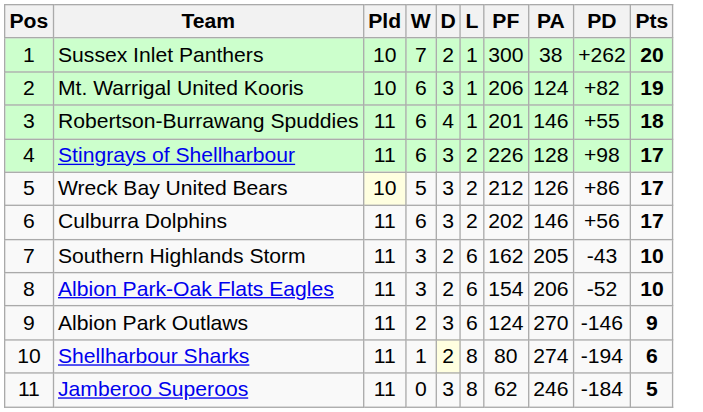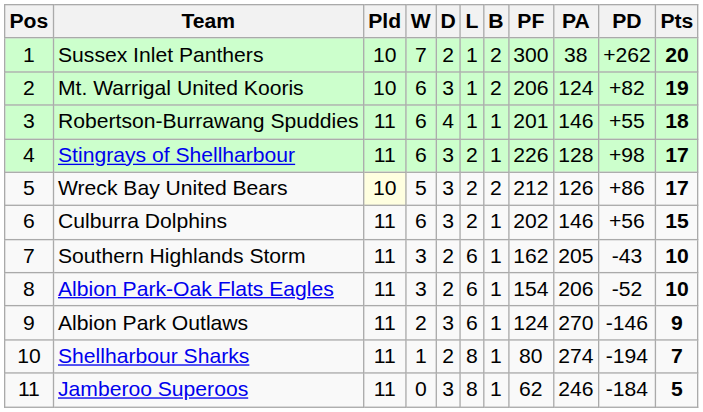+ column: (496, 21)
(652, 222) 17 -> (677, 222) 15
(448, 356) lightyellow background -> (448, 356) no background
(652, 356) 6 -> (677, 356) 7
